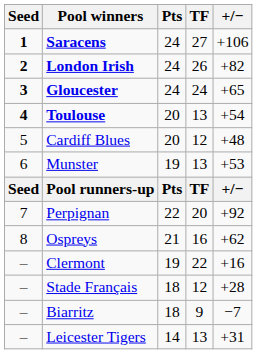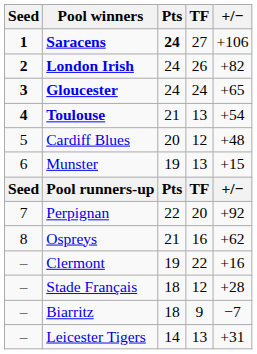(172, 41) normal -> (172, 41) bold
(172, 115) 20 -> (172, 115) 21
(232, 164) +53 -> (232, 164) +15
